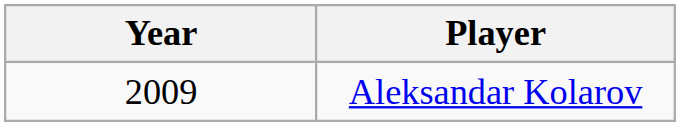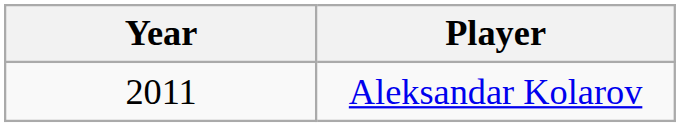(161, 90) 2009 -> (161, 90) 2011
